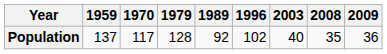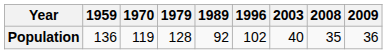(105, 37) 137 -> (105, 37) 136
(143, 37) 117 -> (143, 37) 119
